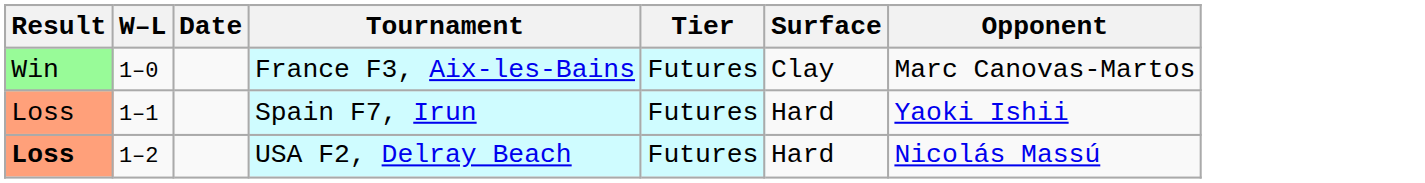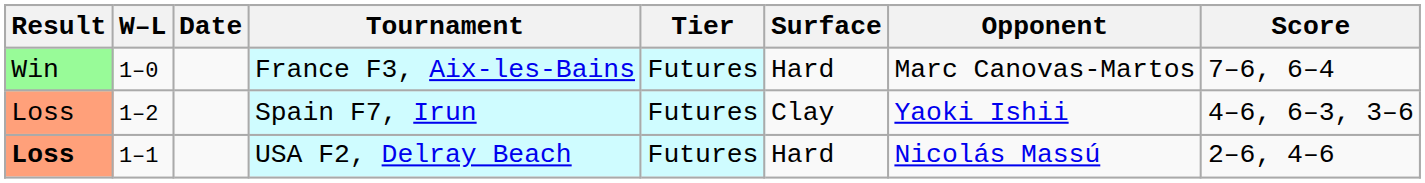+ column: (1311, 27)
(803, 70) Clay -> (803, 70) Hard
(139, 114) 1–1 -> (139, 114) 1–2
(803, 113) Hard -> (803, 113) Clay
(139, 157) 1–2 -> (139, 157) 1–1
